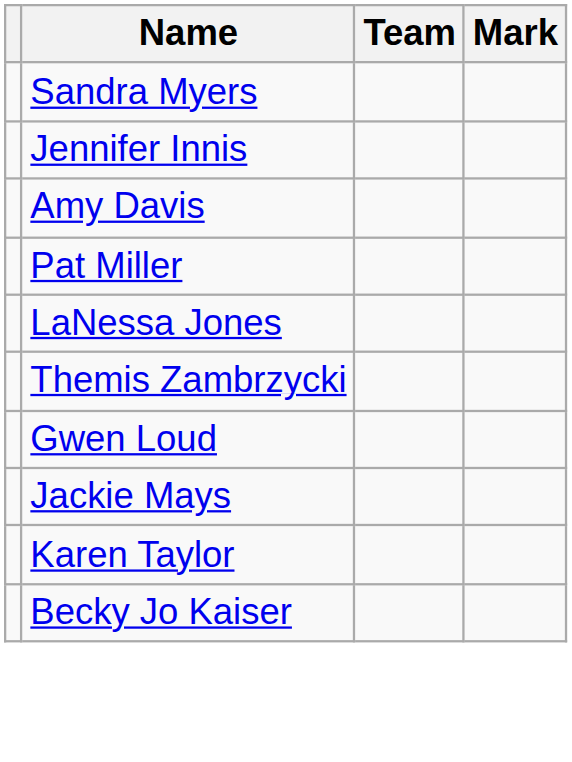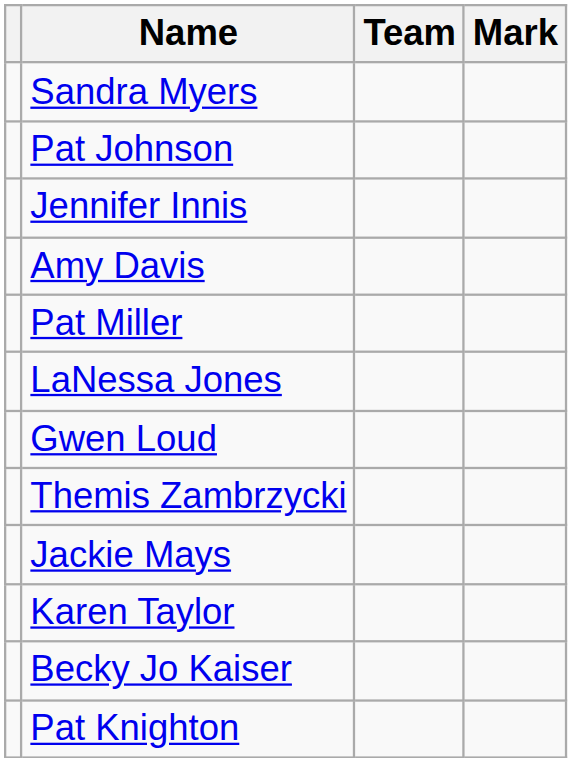+ row: (132, 149)
rows swapped: (124, 438) <-> (188, 380)
+ row: (135, 727)
